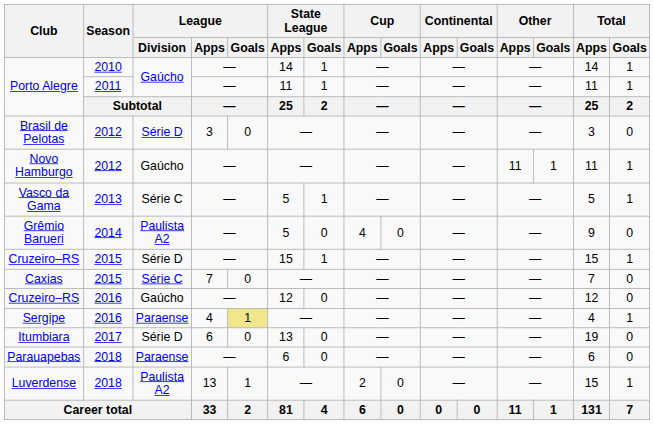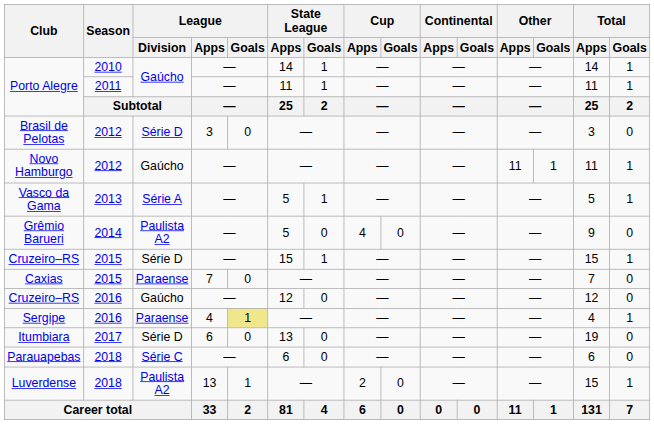(162, 199) Série C -> (162, 199) Série A
(162, 278) Série C -> (162, 278) Paraense
(162, 357) Paraense -> (162, 357) Série C
